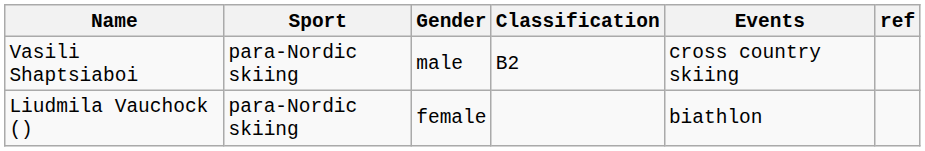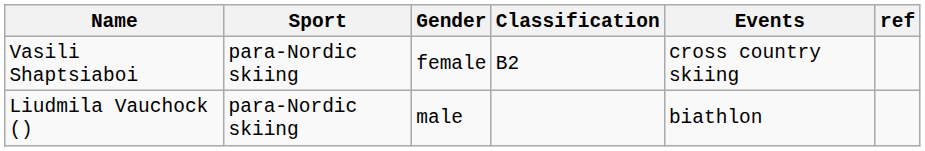(440, 64) male -> (451, 64) female
(451, 118) female -> (440, 118) male
